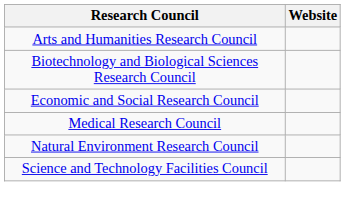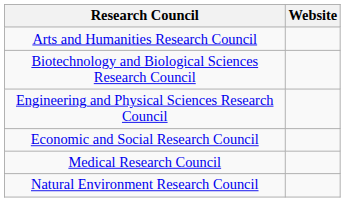+ row: (145, 108)
- row: (145, 169)
